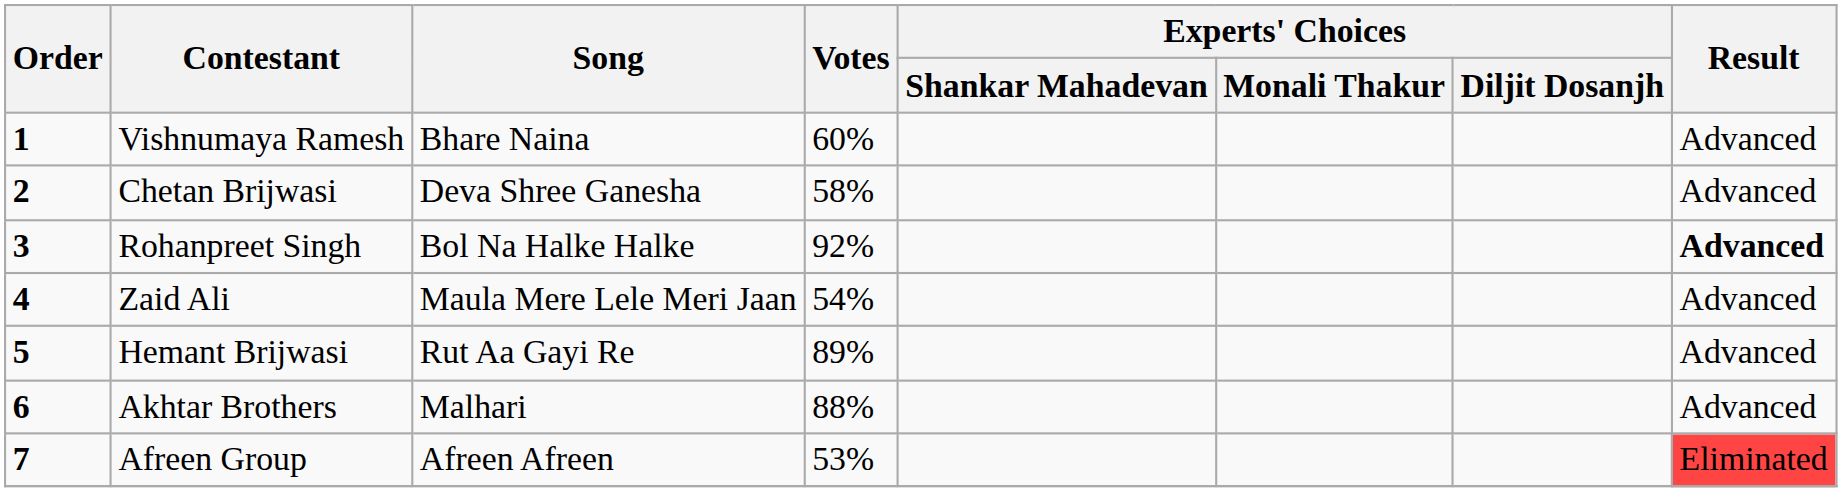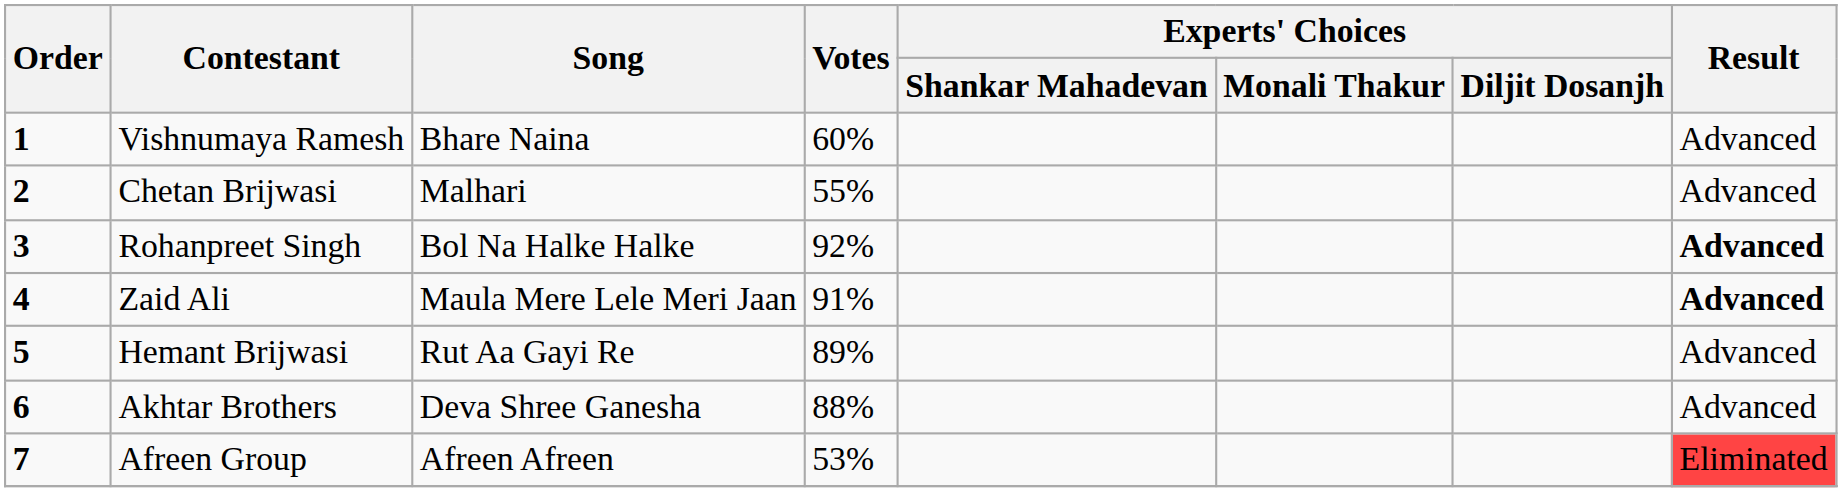(560, 191) Deva Shree Ganesha -> (473, 191) Malhari
(843, 191) 58% -> (843, 191) 55%
(843, 298) 54% -> (843, 298) 91%
(1748, 298) normal -> (1752, 298) bold
(473, 406) Malhari -> (560, 406) Deva Shree Ganesha
